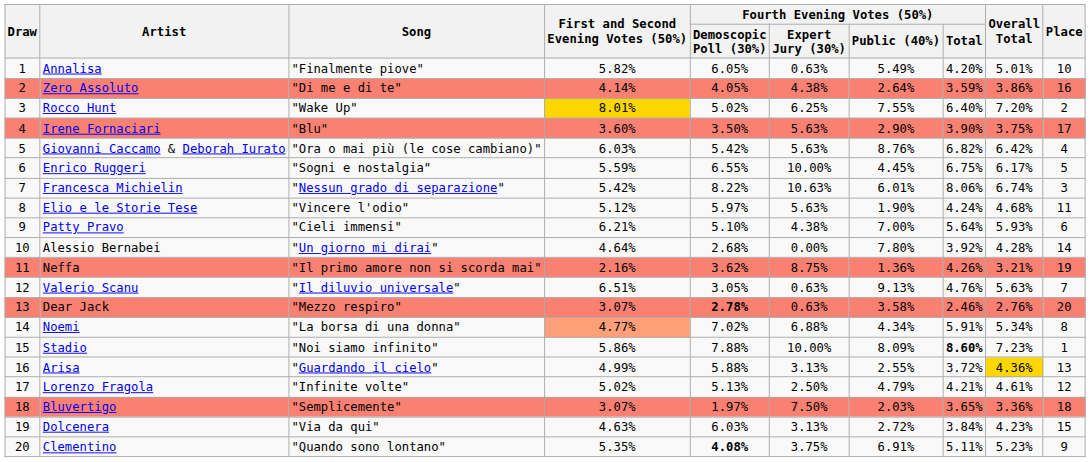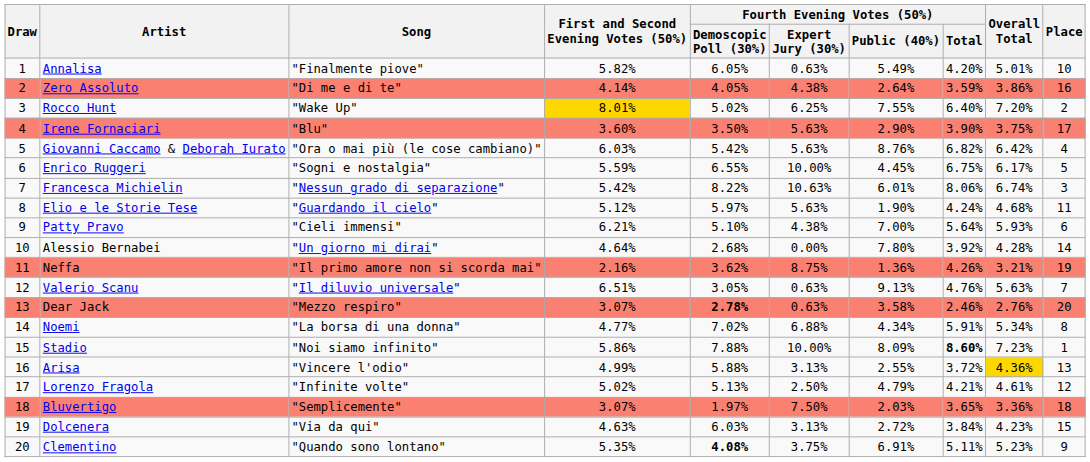(350, 208) "Vincere l'odio" -> (365, 208) "Guardando il cielo"
(617, 327) lightsalmon background -> (617, 327) no background
(365, 367) "Guardando il cielo" -> (350, 367) "Vincere l'odio"
